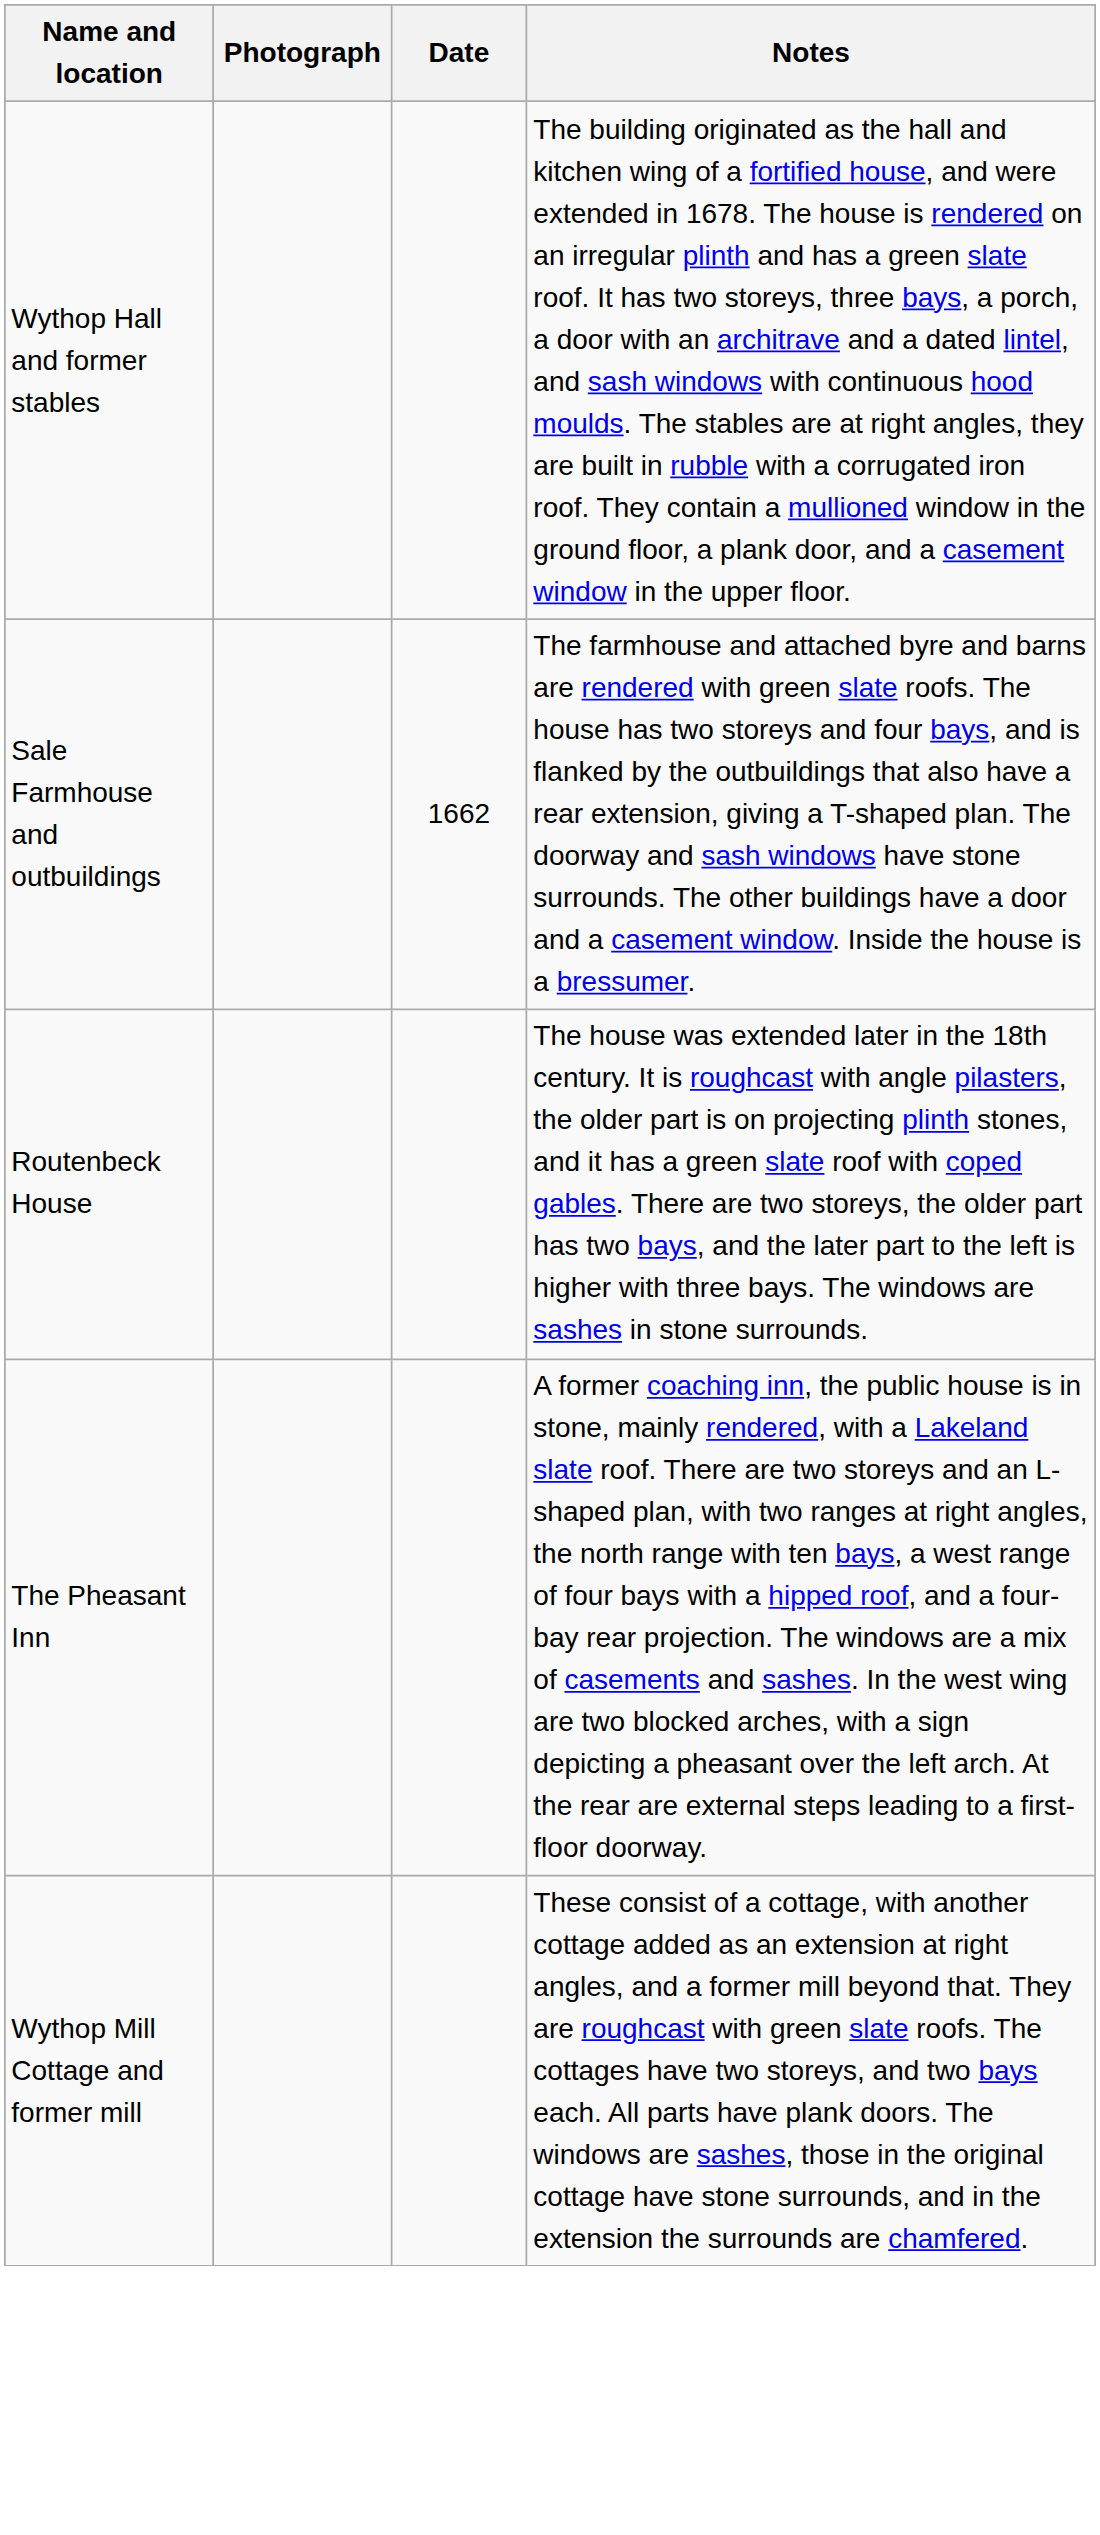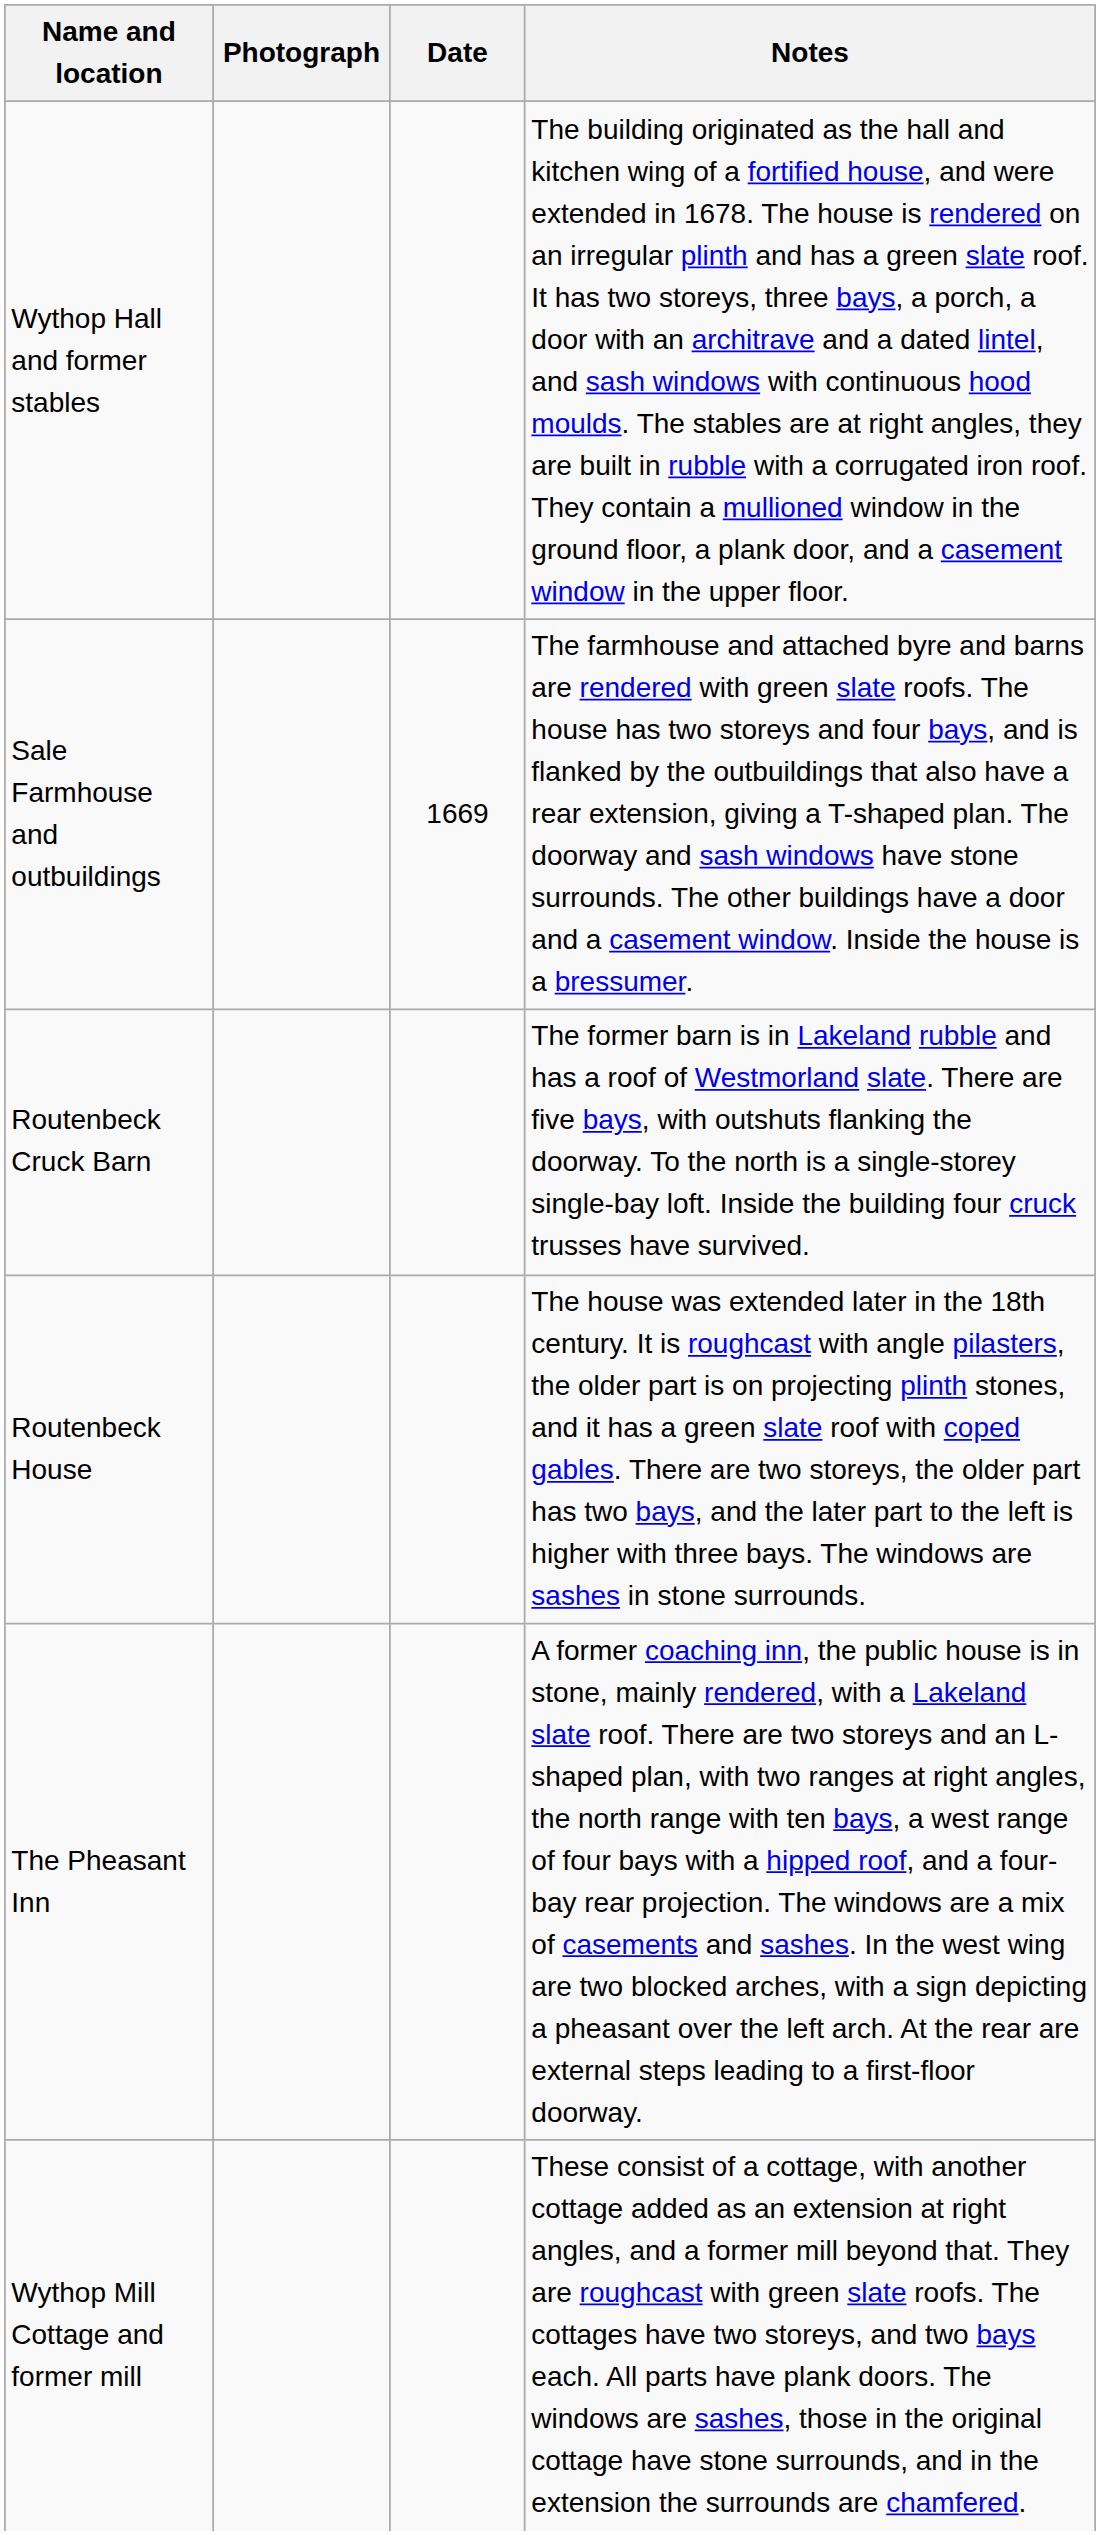(459, 813) 1662 -> (457, 813) 1669
+ row: (86, 1141)
